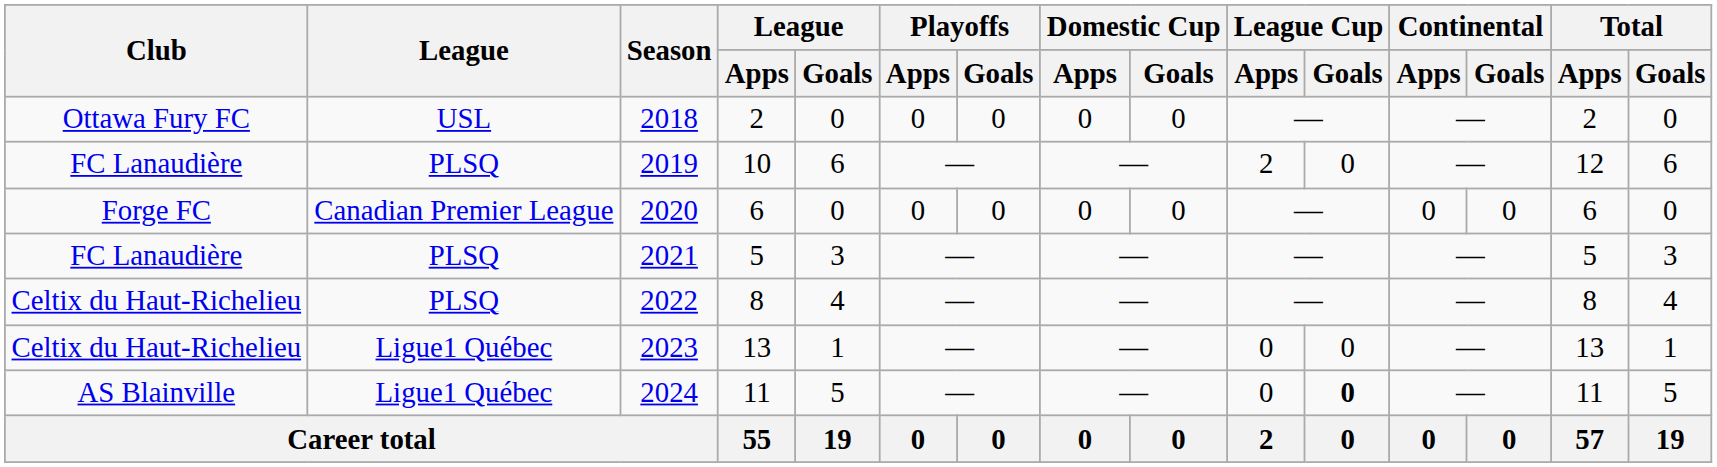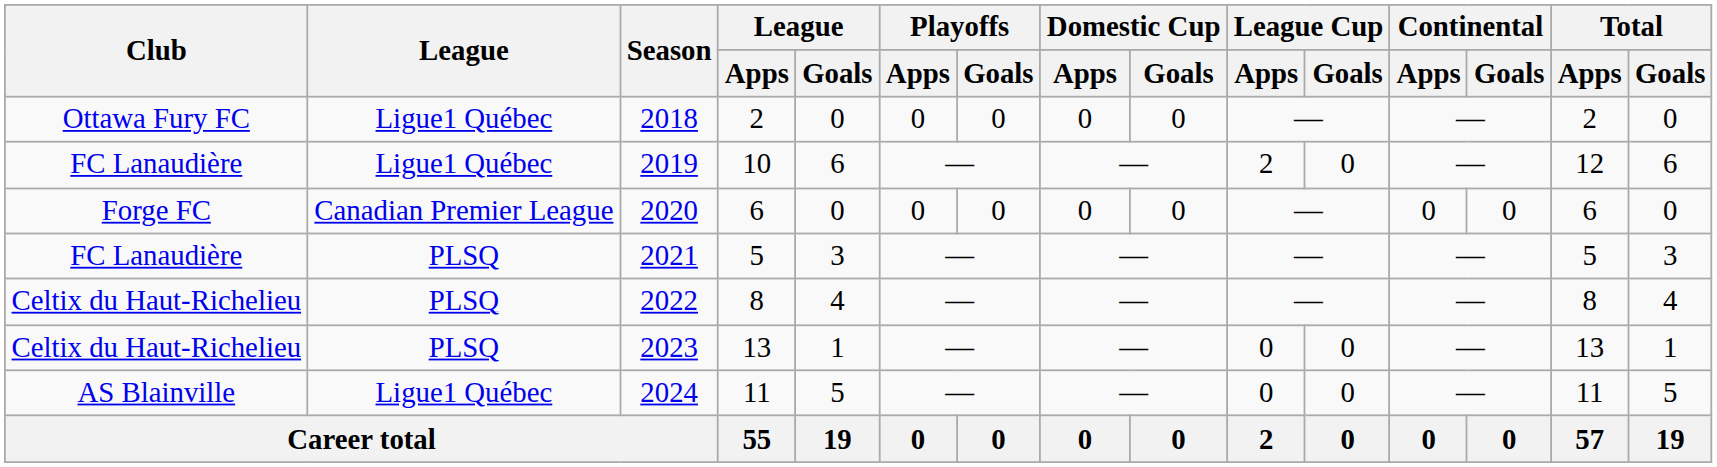(464, 118) USL -> (464, 118) Ligue1 Québec
(464, 164) PLSQ -> (464, 164) Ligue1 Québec
(464, 347) Ligue1 Québec -> (464, 347) PLSQ
(1348, 392) bold -> (1348, 392) normal
